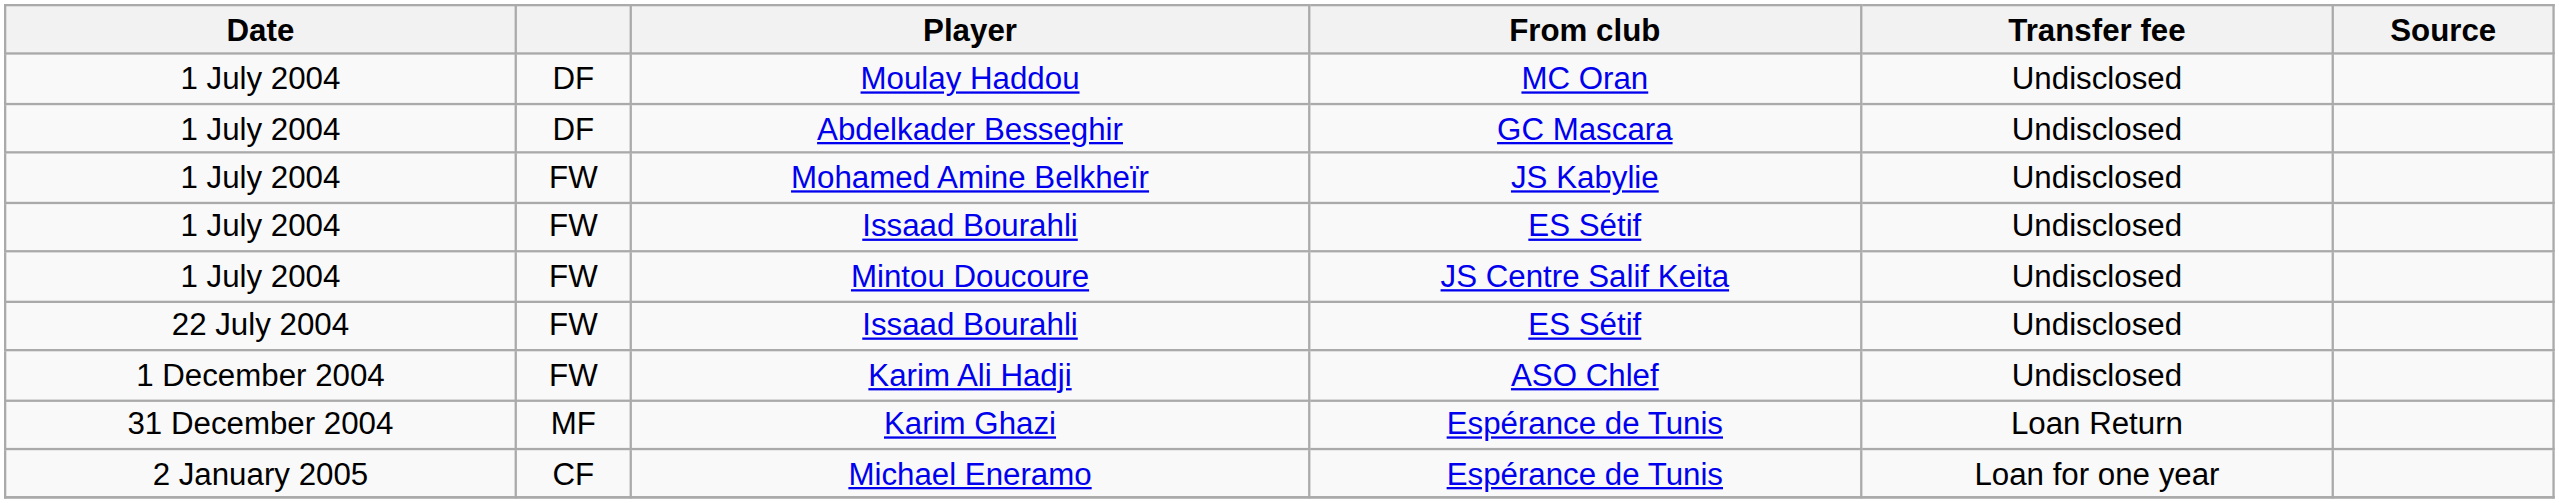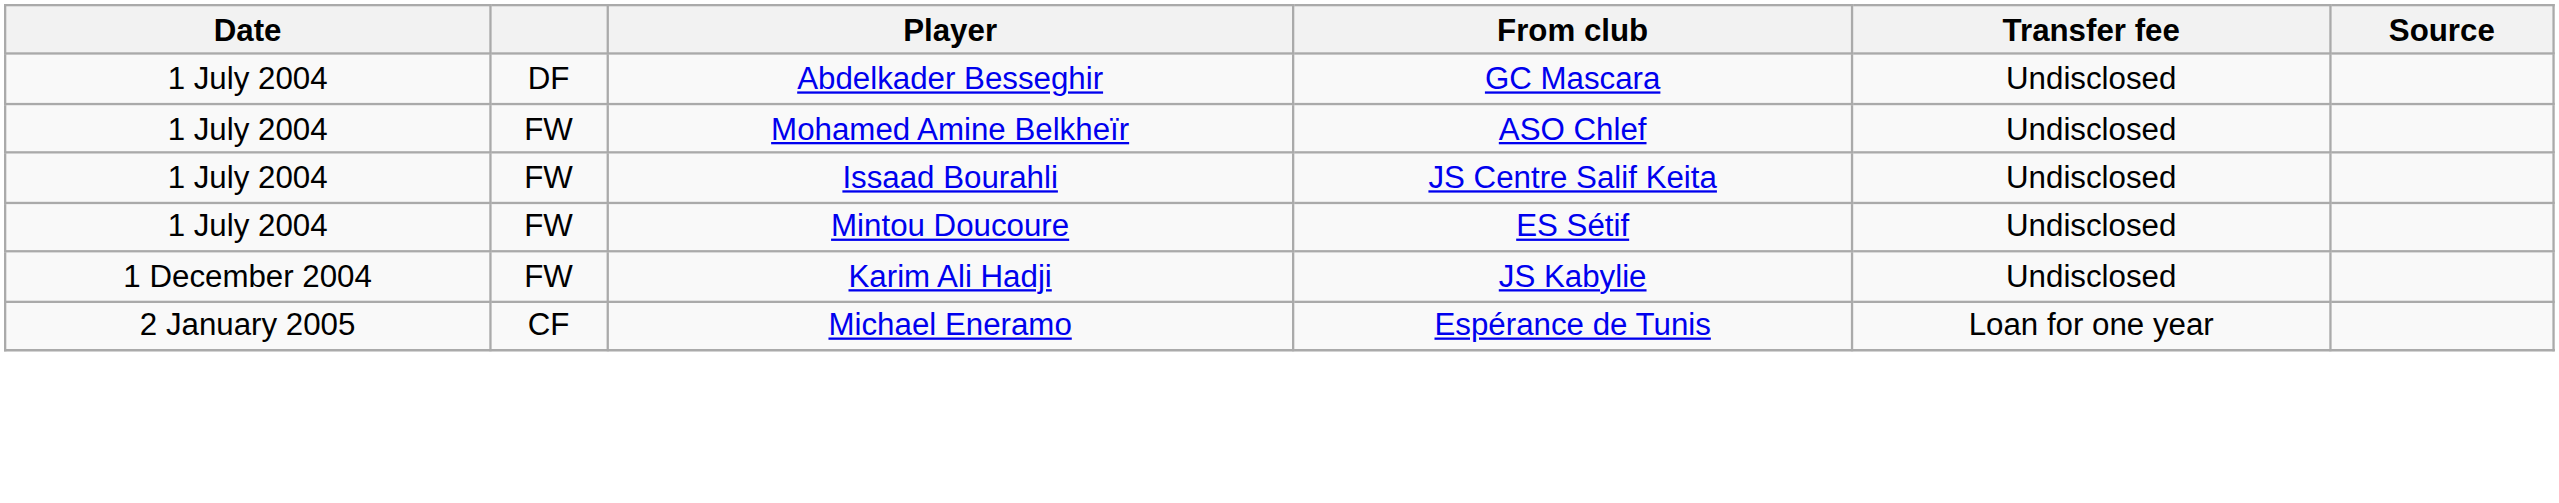- row: (260, 79)
(1585, 177) JS Kabylie -> (1573, 128) ASO Chlef
(1585, 227) ES Sétif -> (1573, 177) JS Centre Salif Keita
(1585, 276) JS Centre Salif Keita -> (1573, 227) ES Sétif
- row: (260, 325)
(1585, 375) ASO Chlef -> (1573, 276) JS Kabylie
- row: (260, 424)
